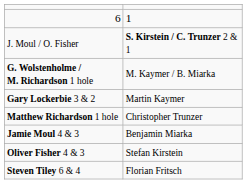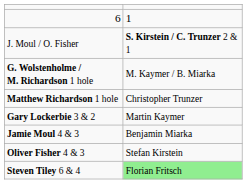rows swapped: (51, 99) <-> (63, 117)
(154, 171) no background -> (154, 171) lightgreen background
